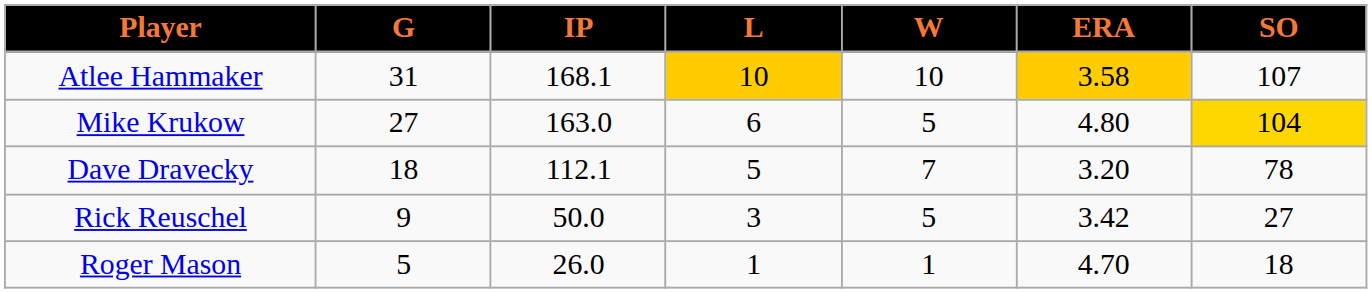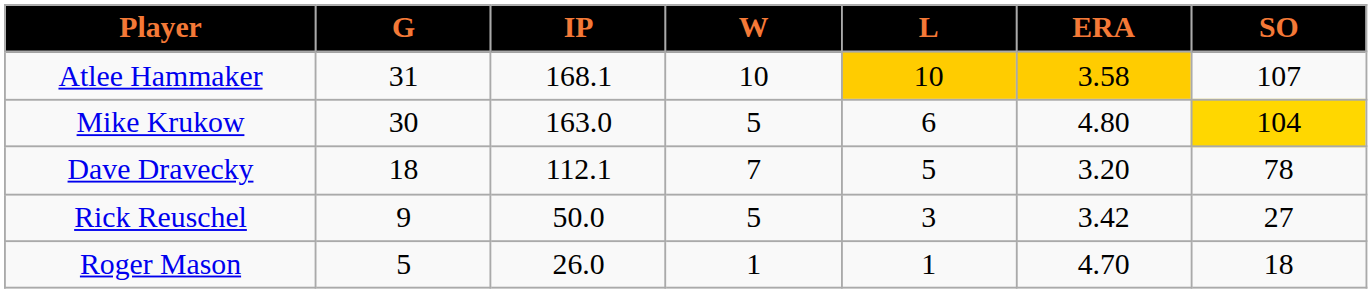columns swapped: (929, 28) <-> (754, 28)
(404, 122) 27 -> (404, 122) 30
